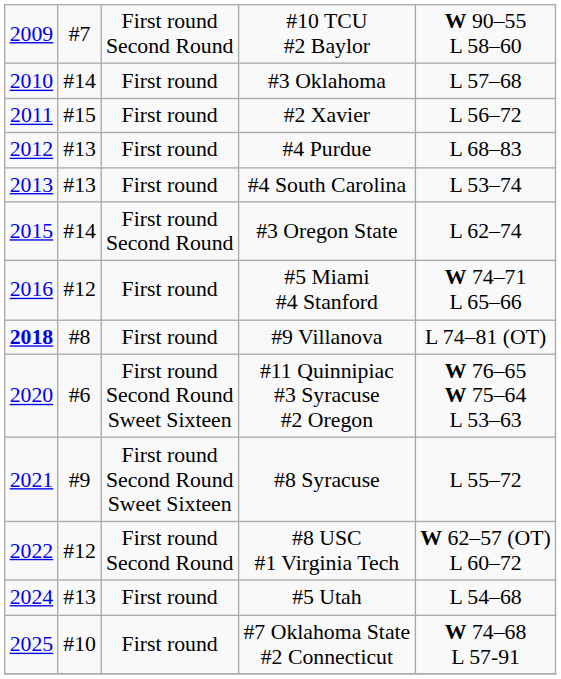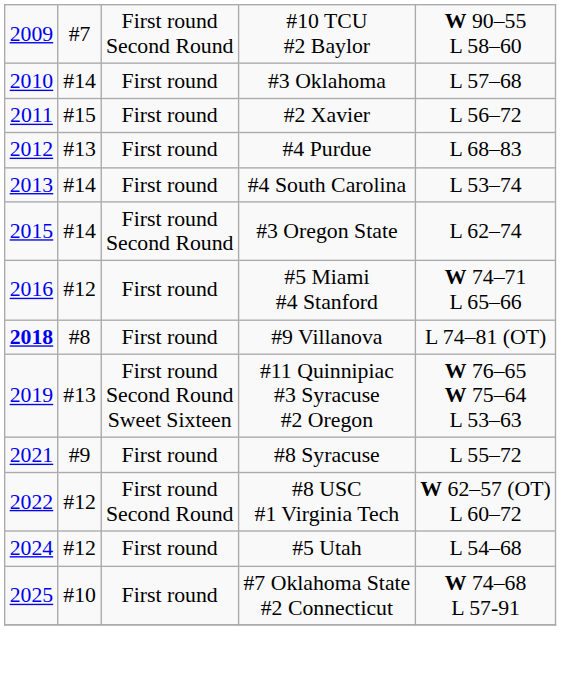(80, 184) #13 -> (80, 184) #14
(31, 395) 2020 -> (31, 395) 2019
(80, 395) #6 -> (80, 395) #13
(170, 479) First round Second Round Sweet Sixteen -> (170, 454) First round
(80, 597) #13 -> (80, 548) #12
